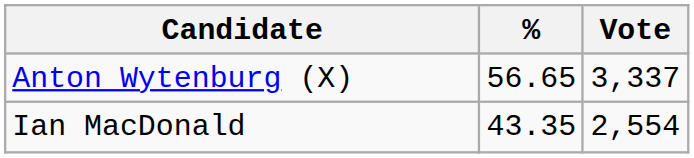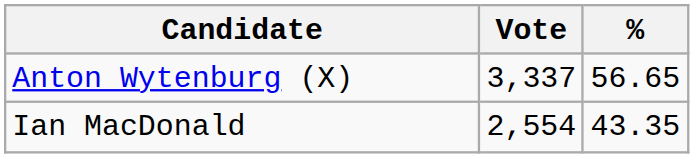columns swapped: (635, 30) <-> (531, 30)
